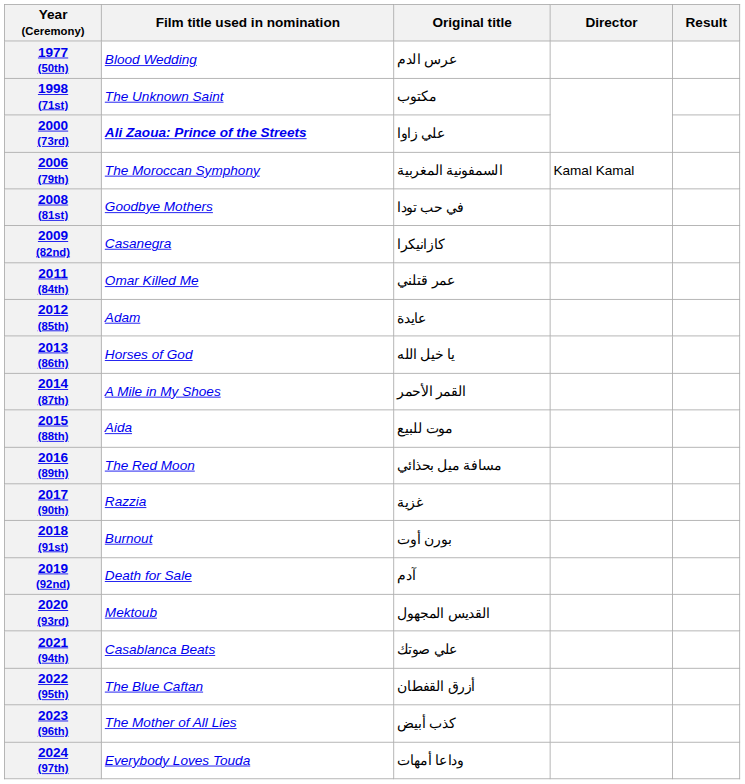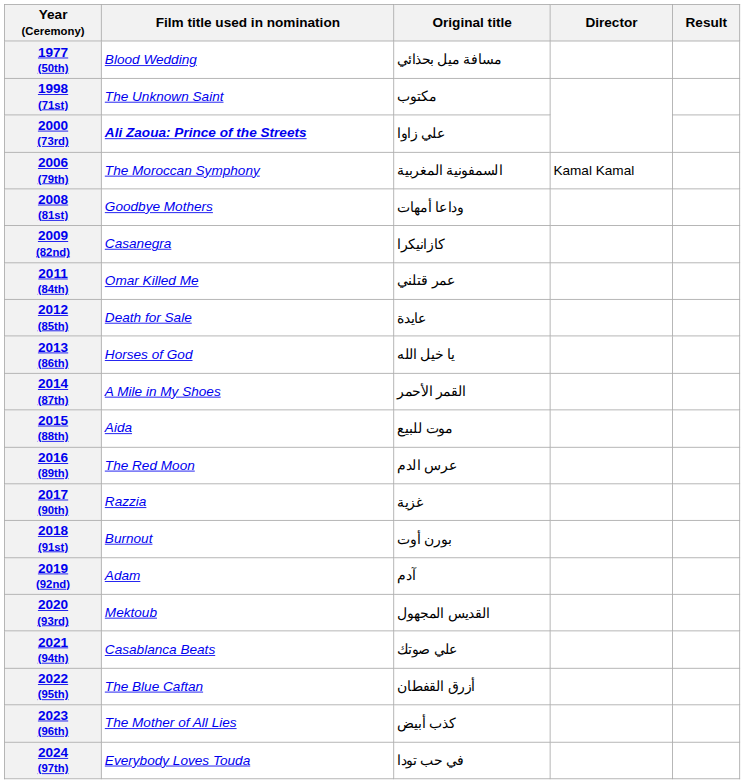(427, 60) عرس الدم -> (449, 60) مسافة ميل بحذائي
(431, 207) في حب تودا -> (430, 207) وداعا أمهات
(123, 317) Adam -> (148, 317) Death for Sale
(449, 465) مسافة ميل بحذائي -> (427, 465) عرس الدم
(148, 575) Death for Sale -> (123, 575) Adam
(430, 760) وداعا أمهات -> (431, 760) في حب تودا
